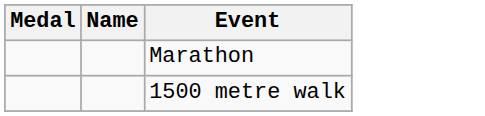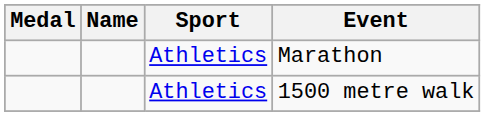+ column: (208, 23)
